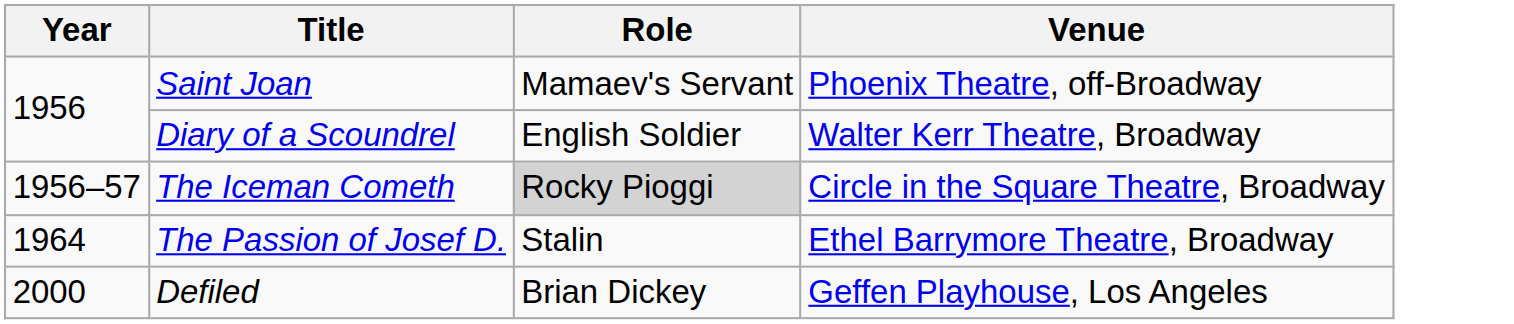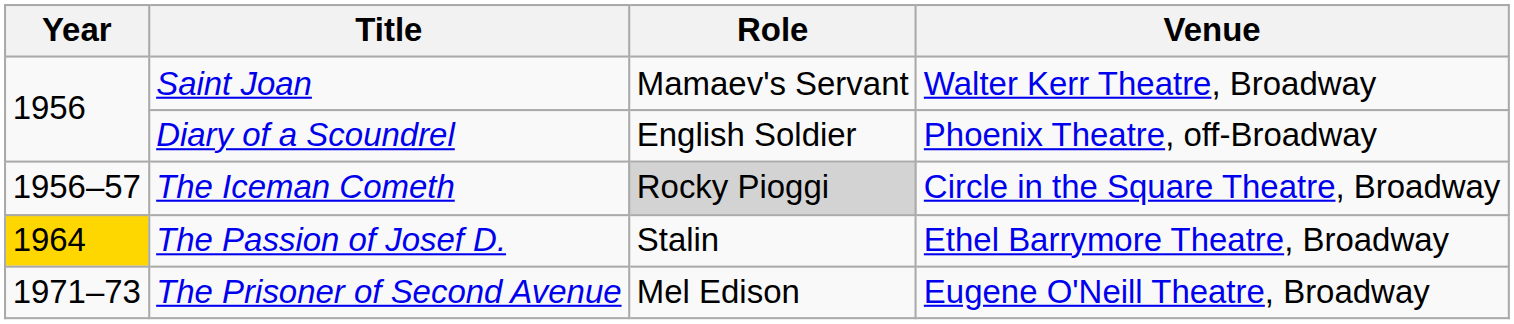(1035, 82) Phoenix Theatre, off-Broadway -> (1150, 82) Walter Kerr Theatre, Broadway
(1035, 135) Walter Kerr Theatre, Broadway -> (1150, 135) Phoenix Theatre, off-Broadway
(49, 239) no background -> (49, 239) gold background
+ row: (389, 291)
- row: (207, 291)
